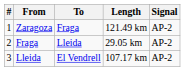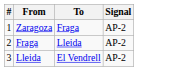- column: (126, 12)
